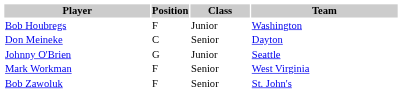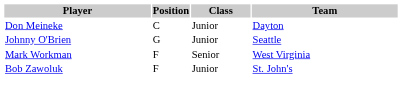- row: (36, 25)
(205, 40) Senior -> (205, 25) Junior
(205, 83) Senior -> (205, 69) Junior
